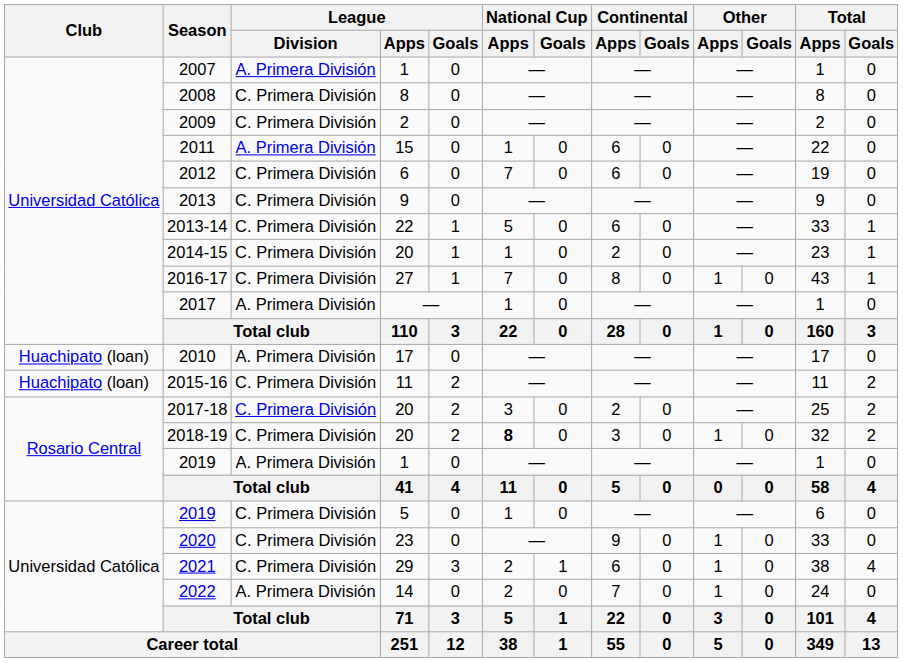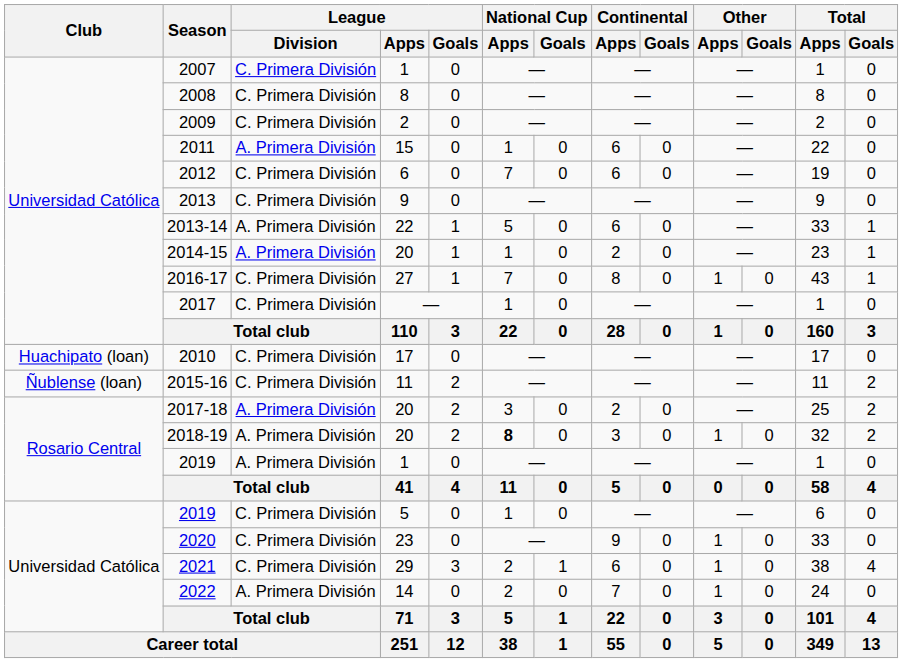(306, 69) A. Primera División -> (306, 69) C. Primera División
(306, 226) C. Primera División -> (306, 226) A. Primera División
(306, 252) C. Primera División -> (306, 252) A. Primera División
(306, 305) A. Primera División -> (306, 305) C. Primera División
(306, 357) A. Primera División -> (306, 357) C. Primera División
(84, 383) Huachipato (loan) -> (84, 383) Ñublense (loan)
(306, 409) C. Primera División -> (306, 409) A. Primera División
(306, 435) C. Primera División -> (306, 435) A. Primera División
